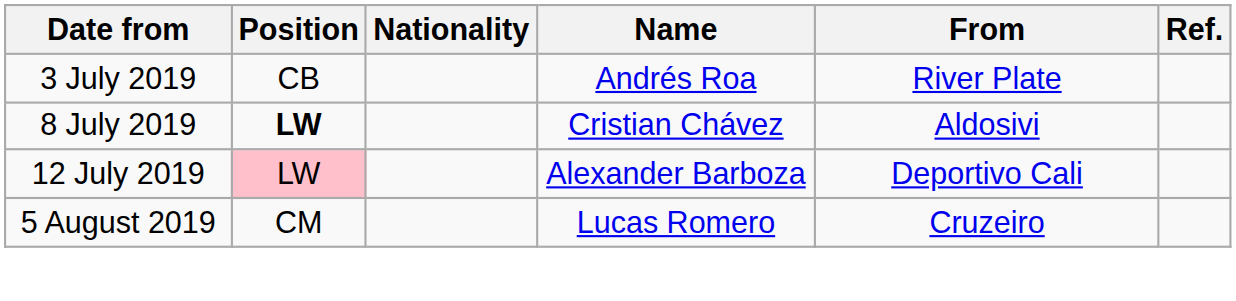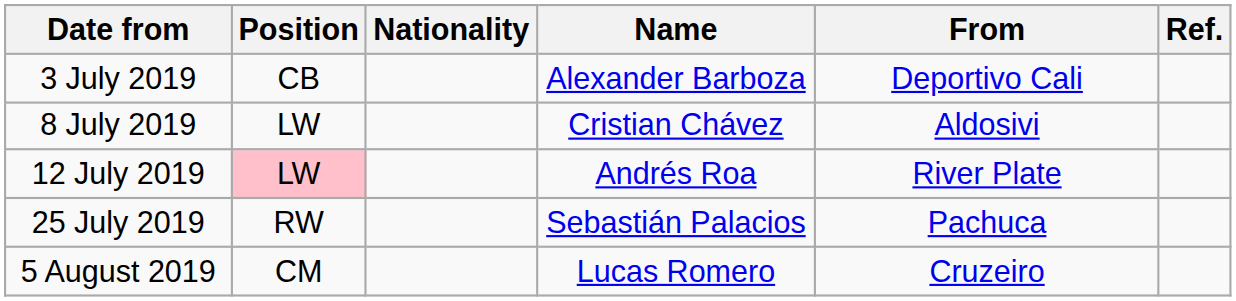(676, 78) Andrés Roa -> (676, 78) Alexander Barboza
(987, 78) River Plate -> (987, 78) Deportivo Cali
(299, 126) bold -> (299, 126) normal
(676, 174) Alexander Barboza -> (676, 174) Andrés Roa
(987, 174) Deportivo Cali -> (987, 174) River Plate
+ row: (118, 222)
